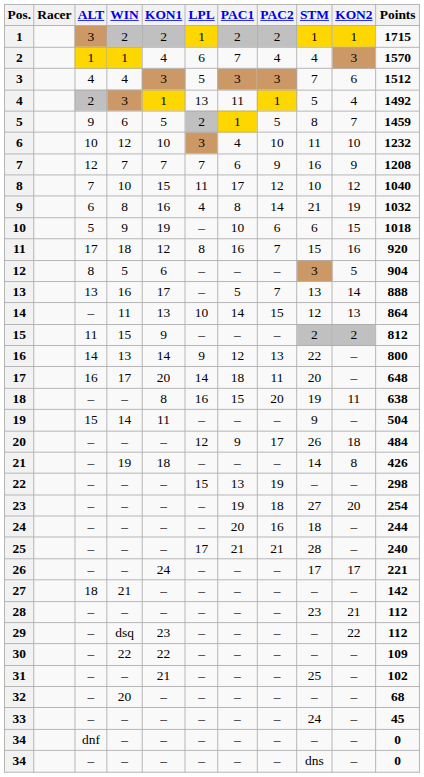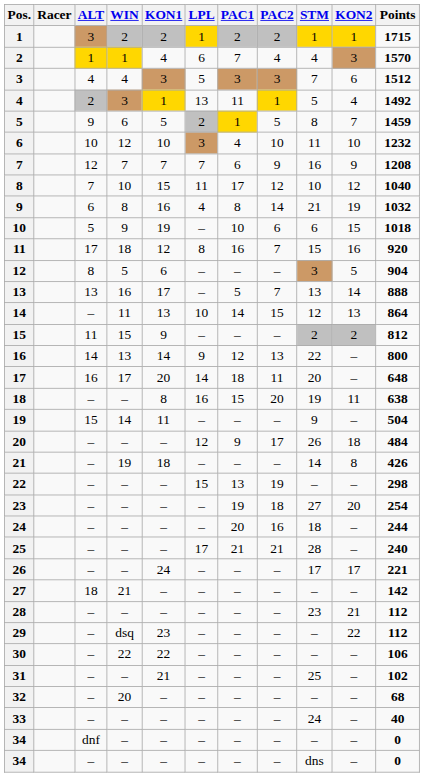(398, 654) 109 -> (398, 654) 106
(398, 718) 45 -> (398, 718) 40
